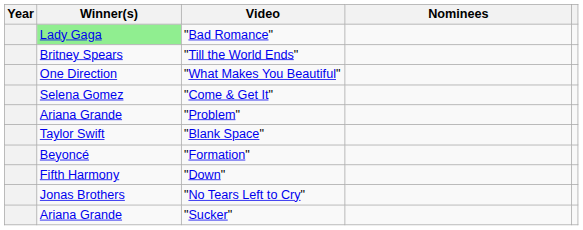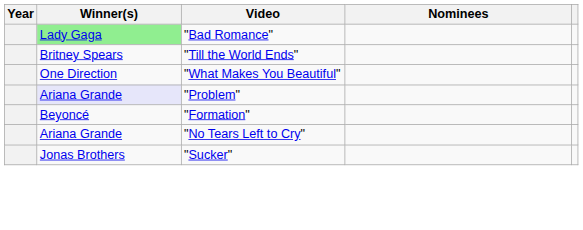- row: (228, 94)
(81, 114) no background -> (81, 94) lavender background
- row: (224, 134)
- row: (205, 174)
(82, 194) Jonas Brothers -> (81, 134) Ariana Grande
(81, 214) Ariana Grande -> (82, 154) Jonas Brothers
